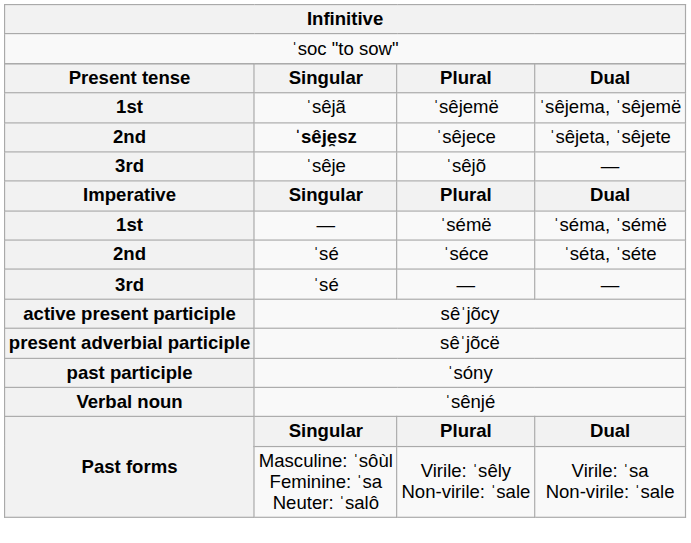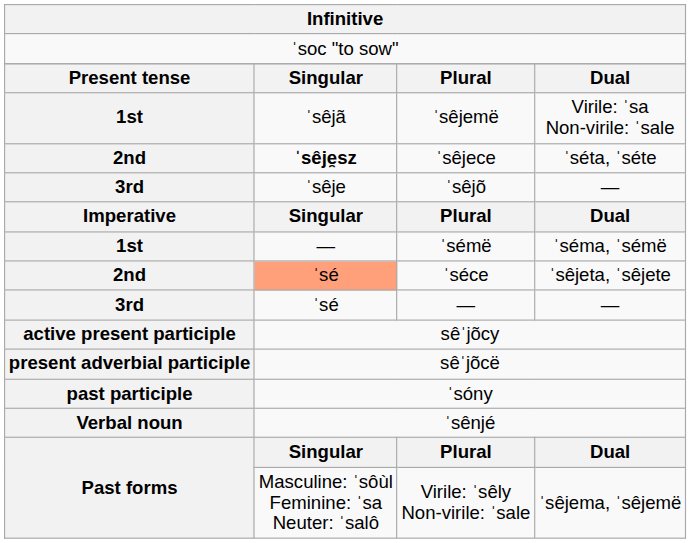(610, 107) ˈsêjema, ˈsêjemë -> (610, 117) Virile: ˈsa Non-virile: ˈsale
(610, 136) ˈsêjeta, ˈsêjete -> (610, 157) ˈséta, ˈséte
(326, 254) no background -> (326, 275) lightsalmon background
(610, 254) ˈséta, ˈséte -> (610, 275) ˈsêjeta, ˈsêjete
(610, 481) Virile: ˈsa Non-virile: ˈsale -> (610, 502) ˈsêjema, ˈsêjemë
